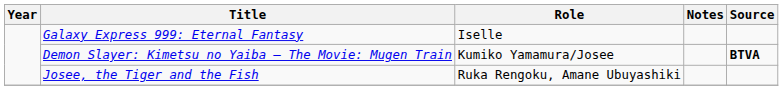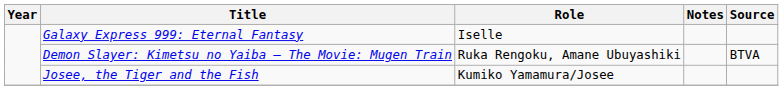(536, 55) Kumiko Yamamura/Josee -> (569, 55) Ruka Rengoku, Amane Ubuyashiki
(745, 55) bold -> (745, 55) normal
(569, 75) Ruka Rengoku, Amane Ubuyashiki -> (536, 75) Kumiko Yamamura/Josee
